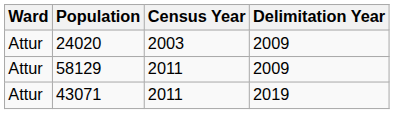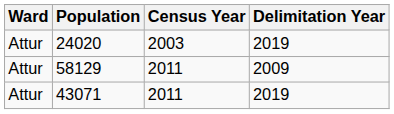(271, 43) 2009 -> (271, 43) 2019
